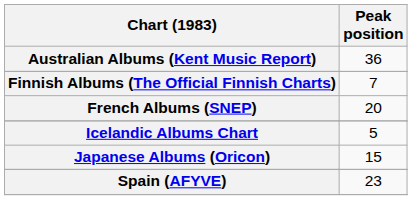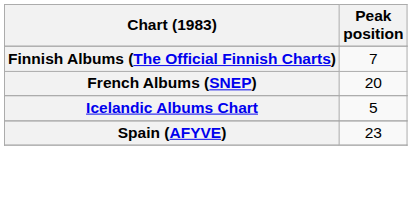- row: (172, 58)
- row: (172, 157)
